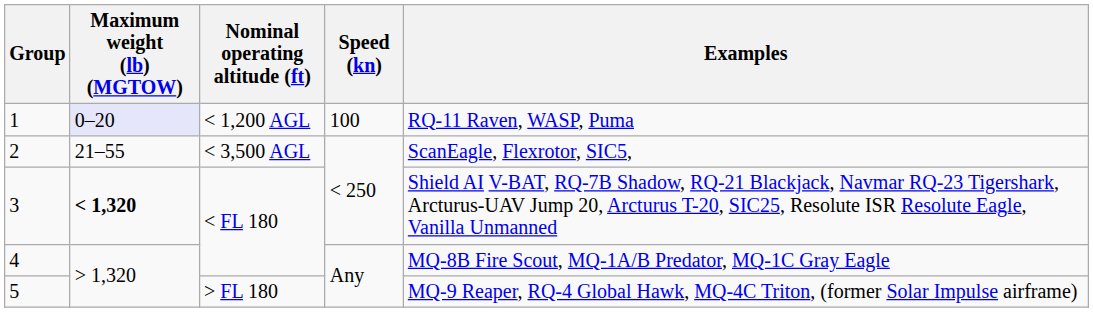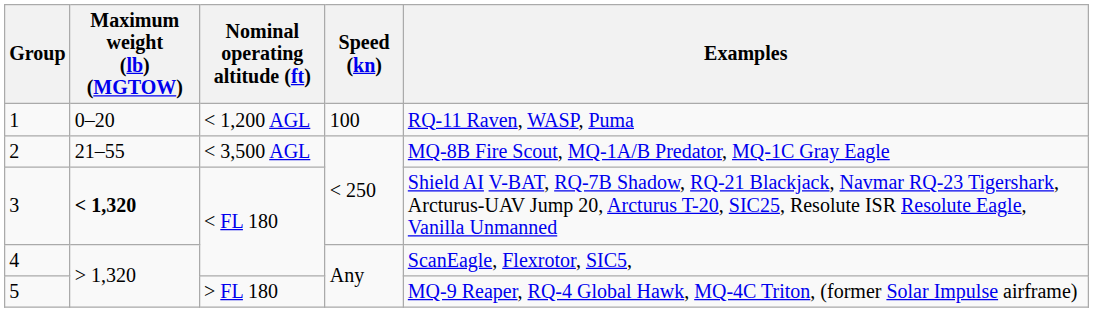(95, 119) lavender background -> (95, 119) no background
(520, 151) ScanEagle, Flexrotor, SIC5, -> (649, 151) MQ-8B Fire Scout, MQ-1A/B Predator, MQ-1C Gray Eagle
(649, 259) MQ-8B Fire Scout, MQ-1A/B Predator, MQ-1C Gray Eagle -> (520, 259) ScanEagle, Flexrotor, SIC5,
